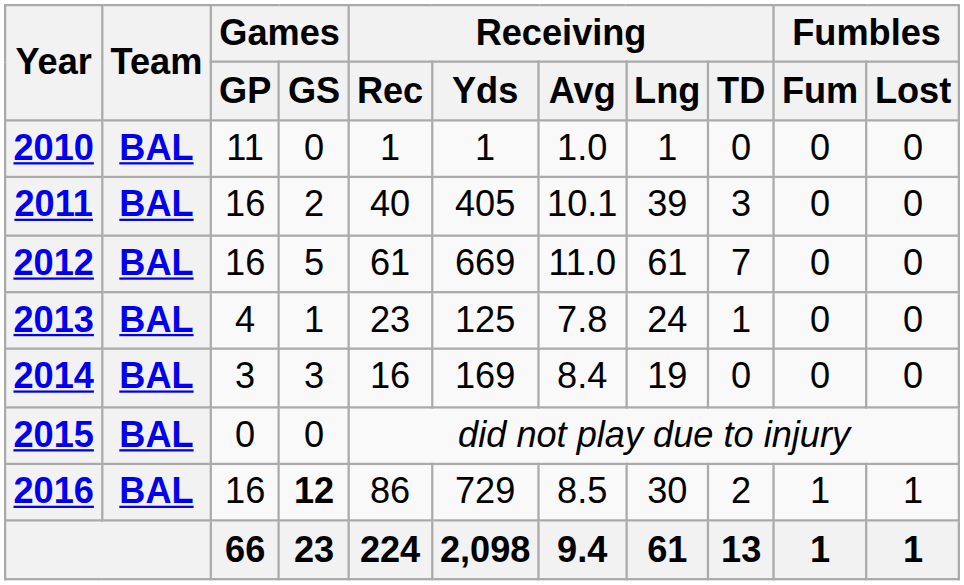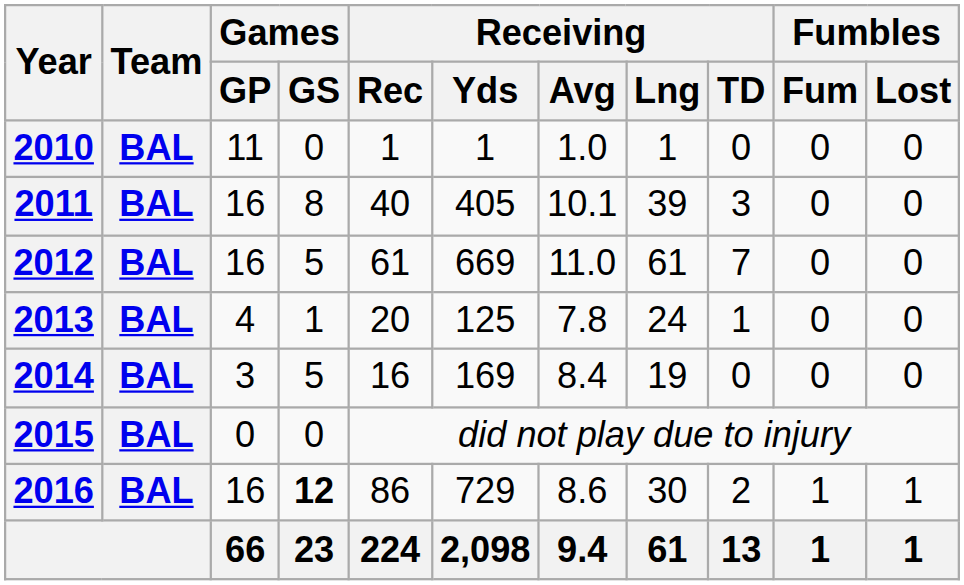(314, 205) 2 -> (314, 205) 8
(390, 319) 23 -> (390, 319) 20
(314, 377) 3 -> (314, 377) 5
(582, 491) 8.5 -> (582, 491) 8.6
